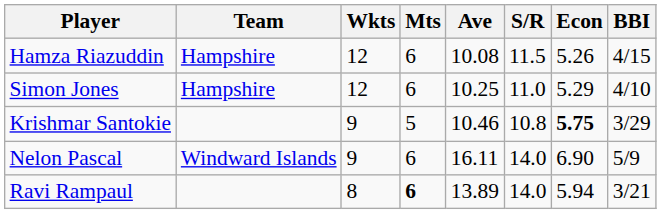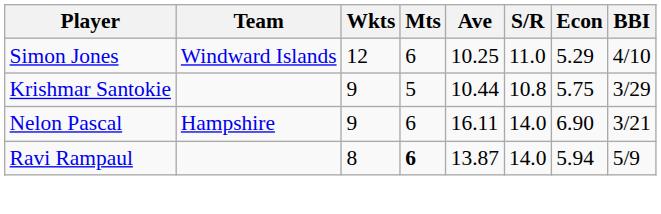- row: (87, 55)
(228, 89) Hampshire -> (259, 55) Windward Islands
(475, 123) 10.46 -> (475, 89) 10.44
(575, 123) bold -> (575, 89) normal
(259, 157) Windward Islands -> (228, 123) Hampshire
(626, 157) 5/9 -> (632, 123) 3/21
(475, 191) 13.89 -> (475, 157) 13.87
(632, 191) 3/21 -> (626, 157) 5/9
